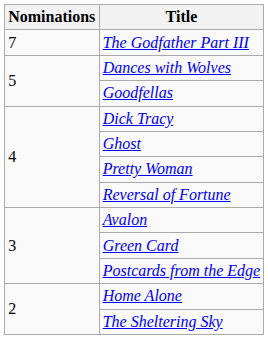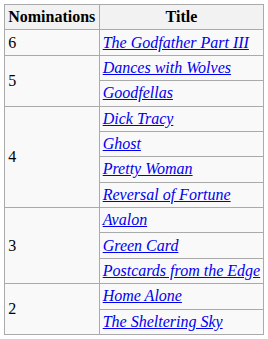(12, 42) 7 -> (12, 42) 6
